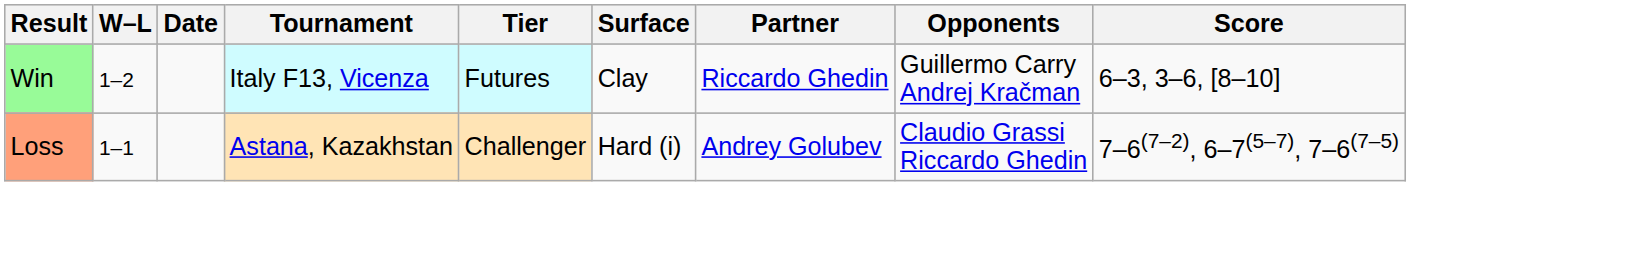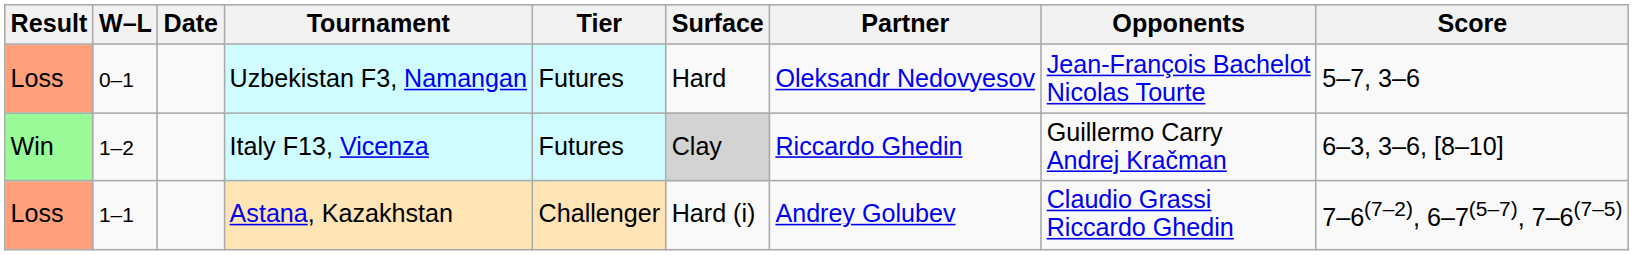+ row: (378, 78)
(623, 78) no background -> (697, 146) lightgrey background
